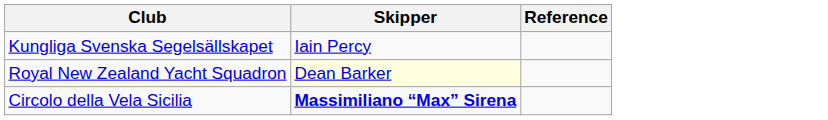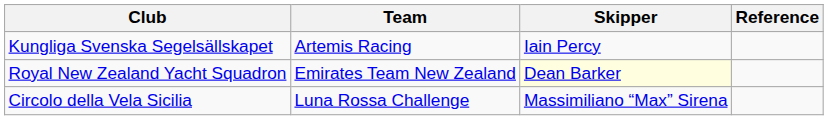+ column: (405, 18)
(405, 100) bold -> (626, 100) normal
